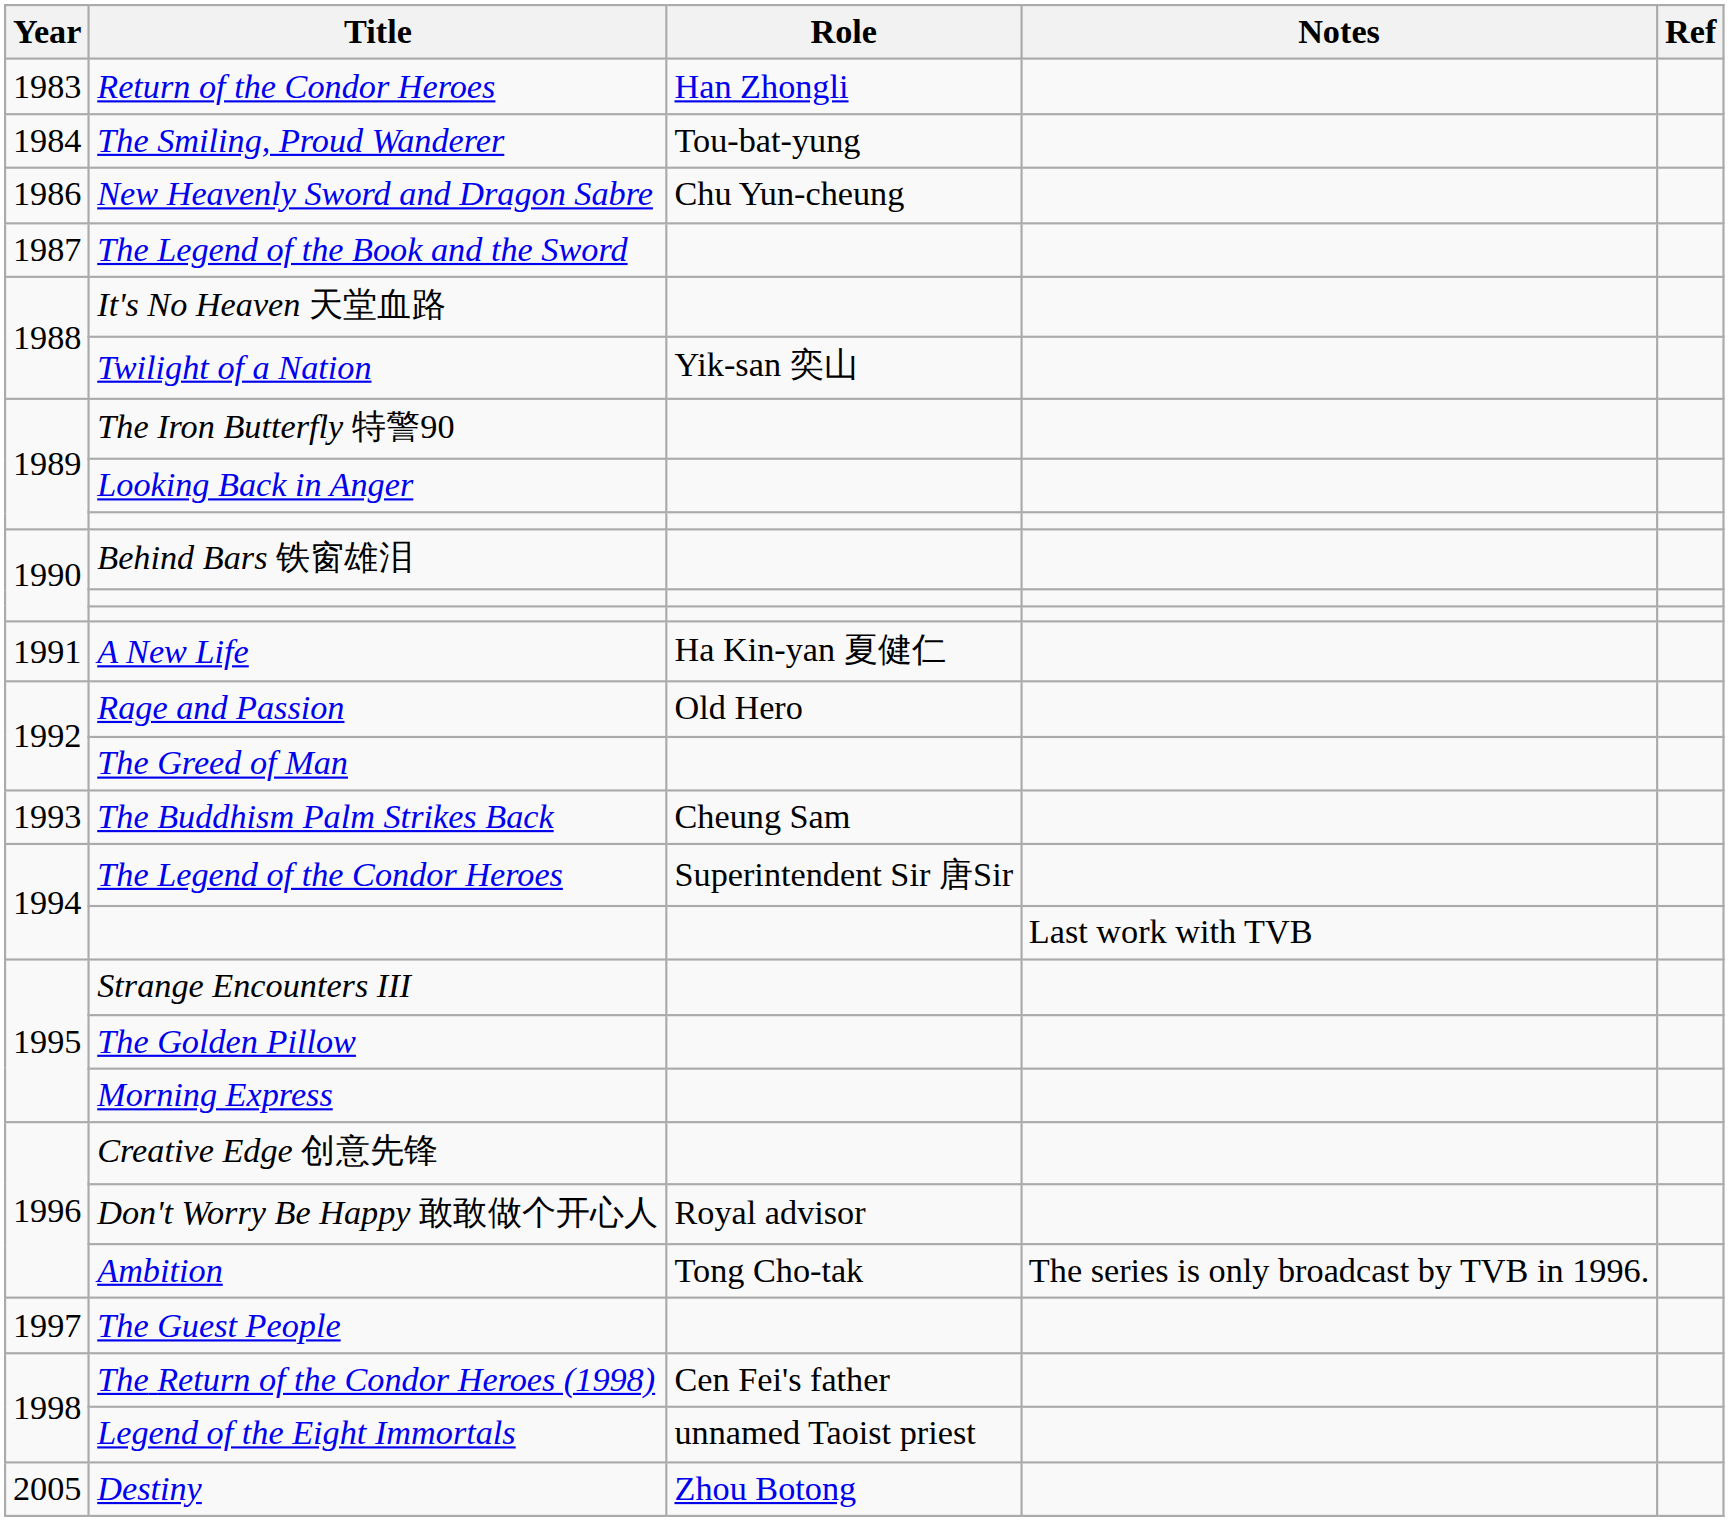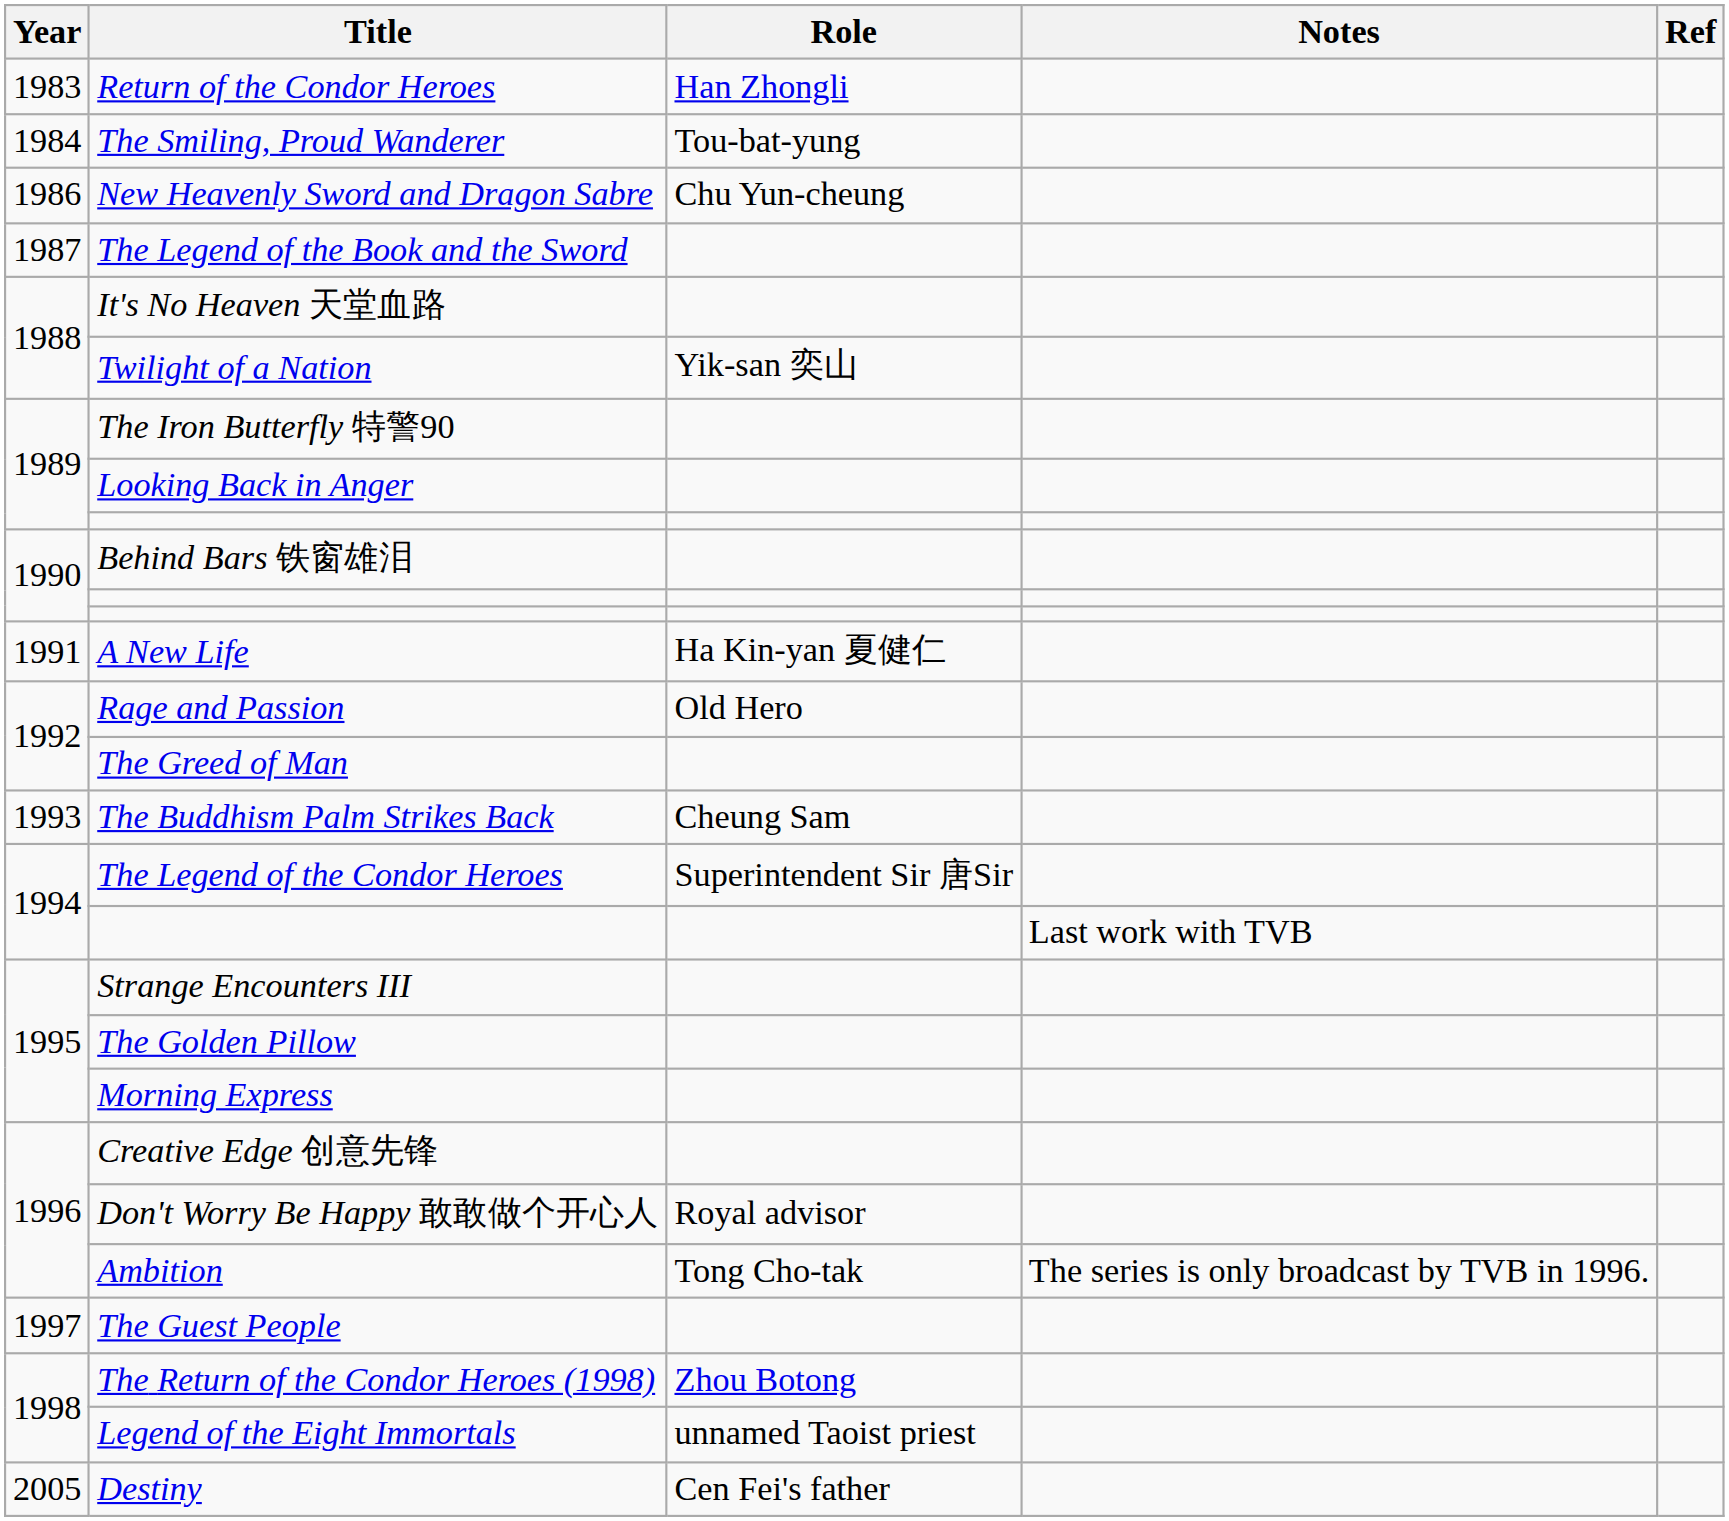(782, 1379) Cen Fei's father -> (765, 1379) Zhou Botong
(765, 1487) Zhou Botong -> (782, 1487) Cen Fei's father
